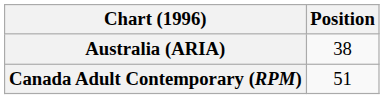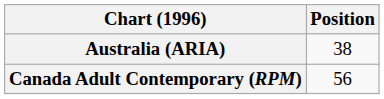(343, 78) 51 -> (343, 78) 56
